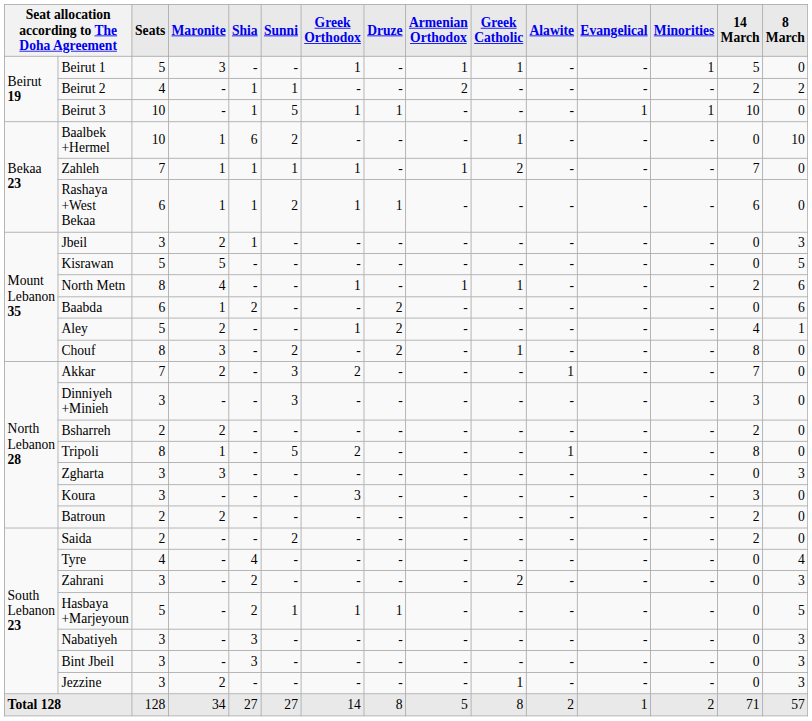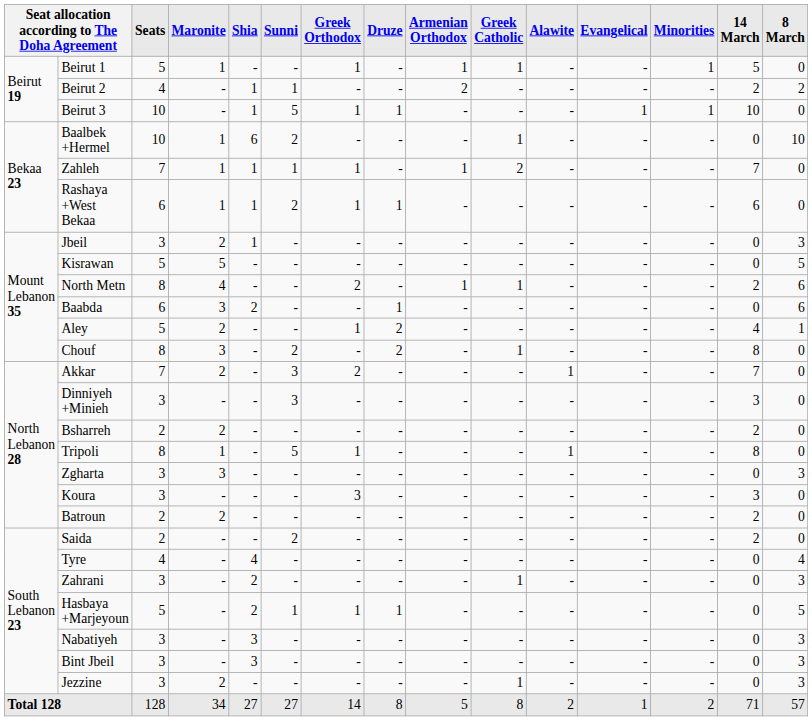(222, 67) 3 -> (222, 67) 1
(357, 285) 1 -> (357, 285) 2
(222, 307) 1 -> (222, 307) 3
(399, 307) 2 -> (399, 307) 1
(357, 452) 2 -> (357, 452) 1
(520, 581) 2 -> (520, 581) 1
